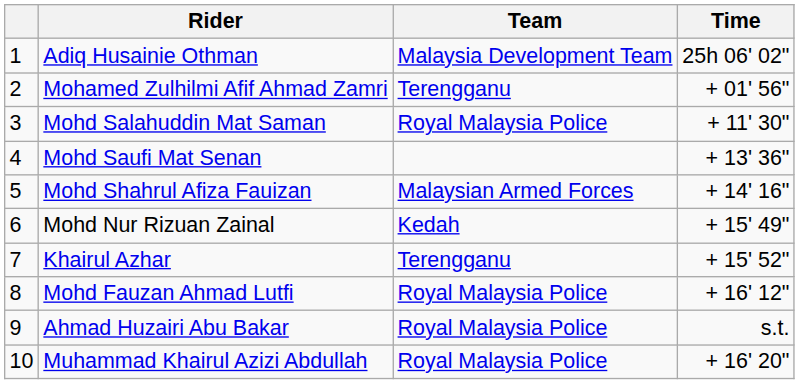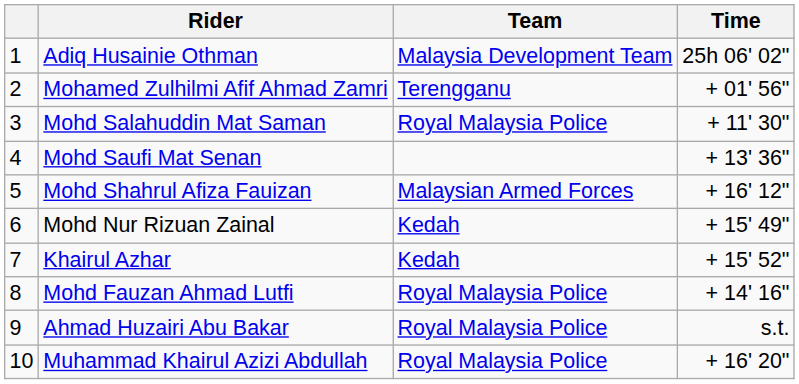(748, 191) + 14' 16" -> (748, 191) + 16' 12"
(454, 259) Terengganu -> (429, 259) Kedah
(748, 293) + 16' 12" -> (748, 293) + 14' 16"
